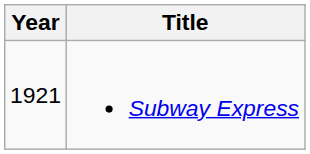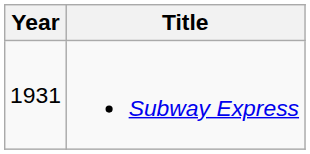(35, 94) 1921 -> (35, 94) 1931
